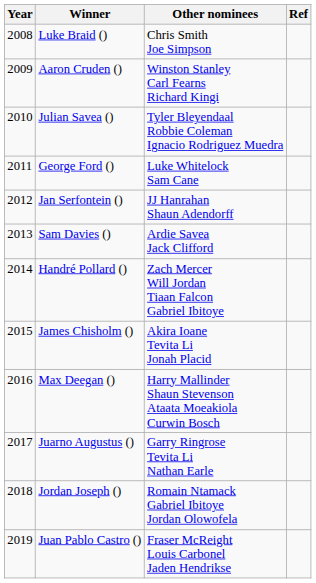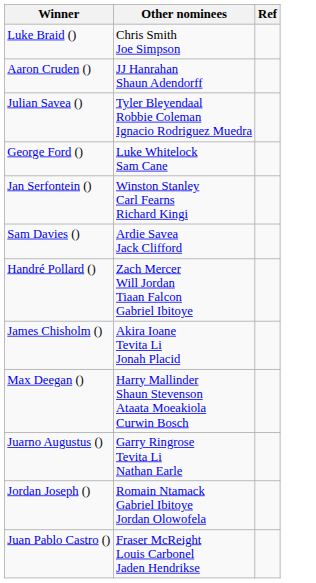- column: (20, 14)
(189, 83) Winston Stanley Carl Fearns Richard Kingi -> (159, 75) JJ Hanrahan Shaun Adendorff
(190, 207) JJ Hanrahan Shaun Adendorff -> (158, 200) Winston Stanley Carl Fearns Richard Kingi
